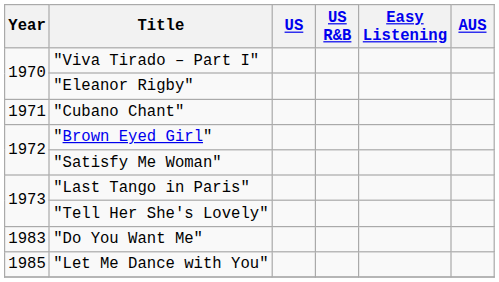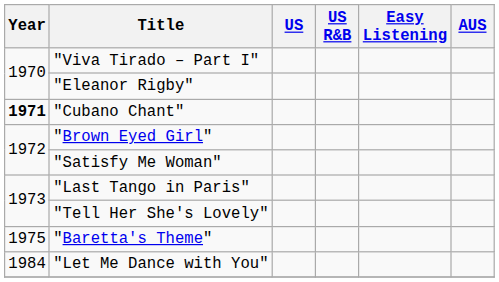(27, 112) normal -> (27, 112) bold
+ row: (133, 239)
- row: (128, 239)
(27, 264) 1985 -> (27, 264) 1984
